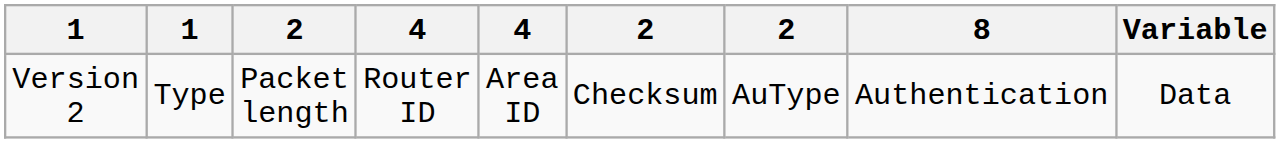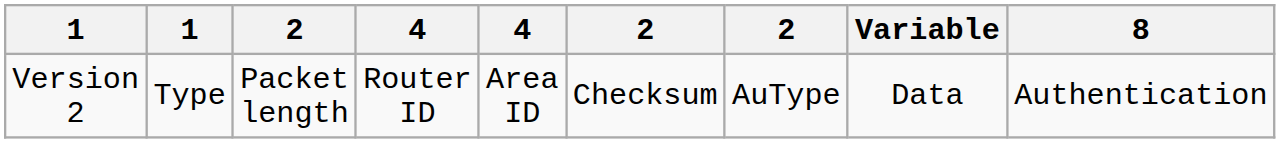columns swapped: (982, 30) <-> (1195, 30)
